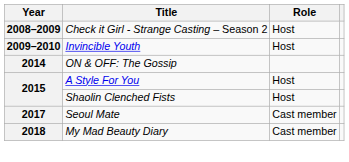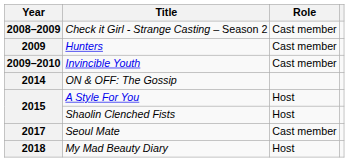(283, 30) Host -> (305, 30) Cast member
+ row: (84, 47)
(283, 47) Host -> (305, 64) Cast member
(305, 132) Cast member -> (283, 149) Host
